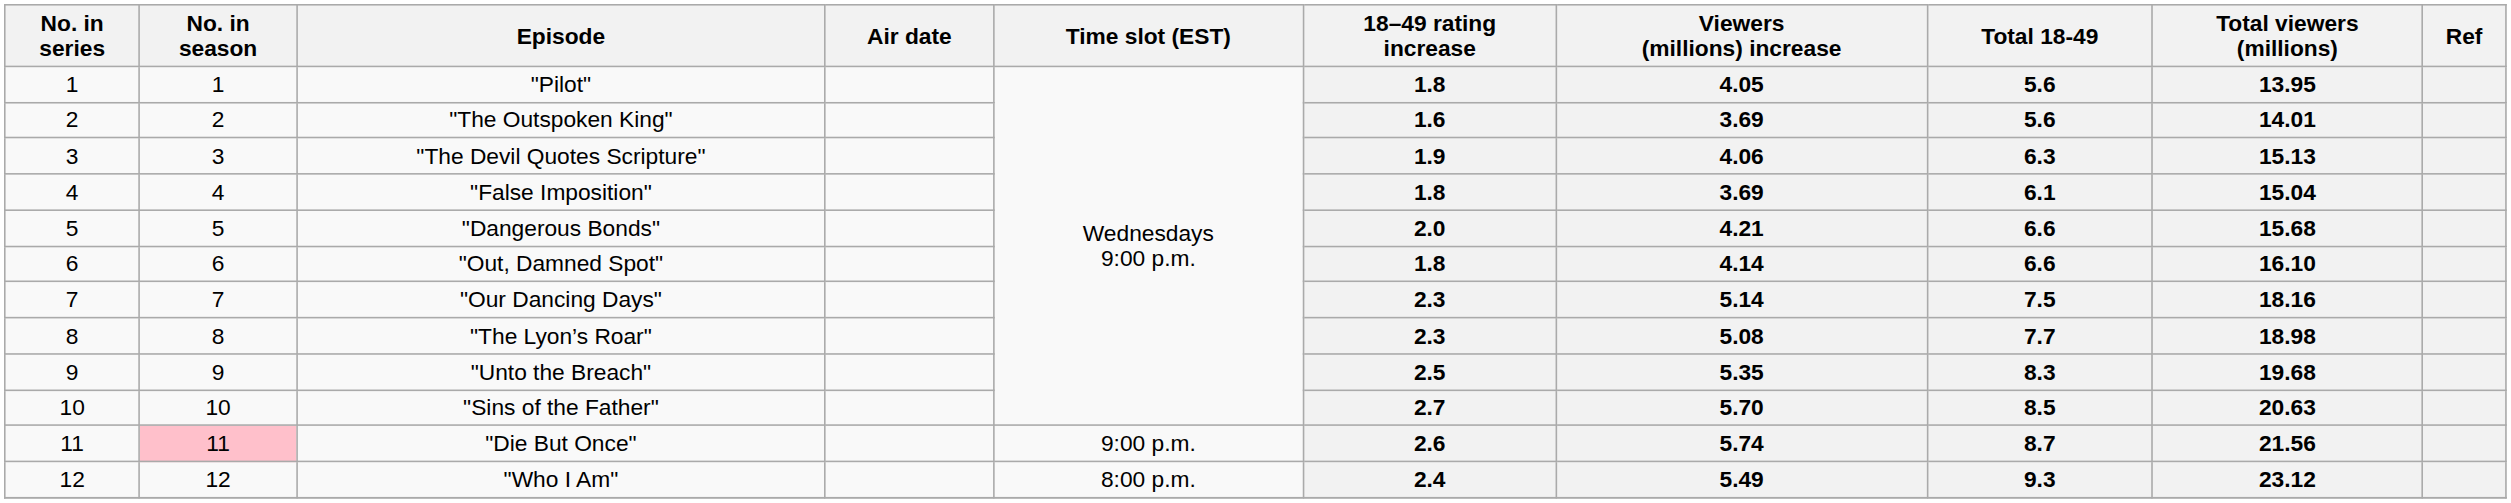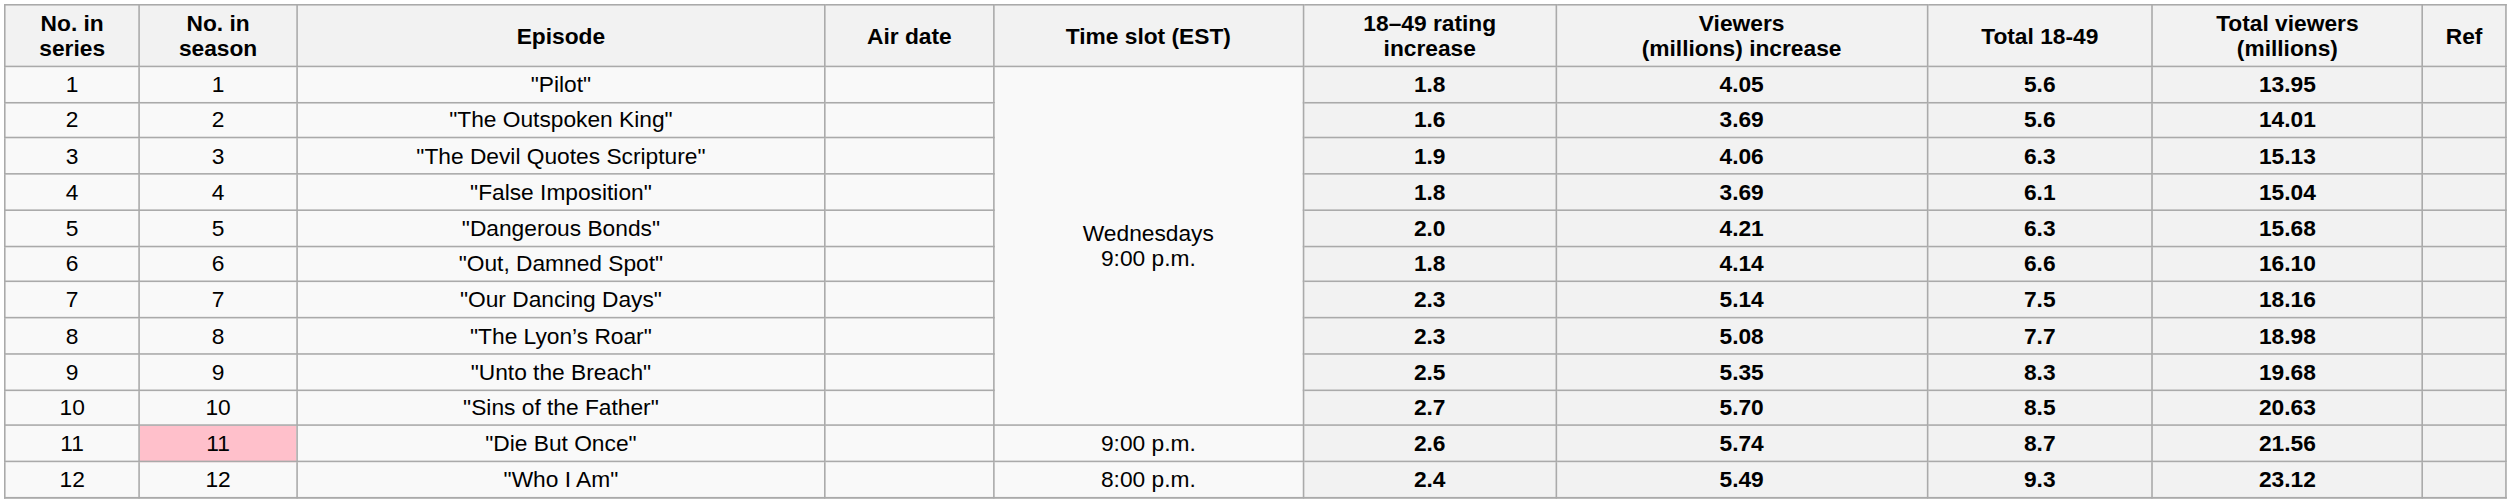(2040, 228) 6.6 -> (2040, 228) 6.3
